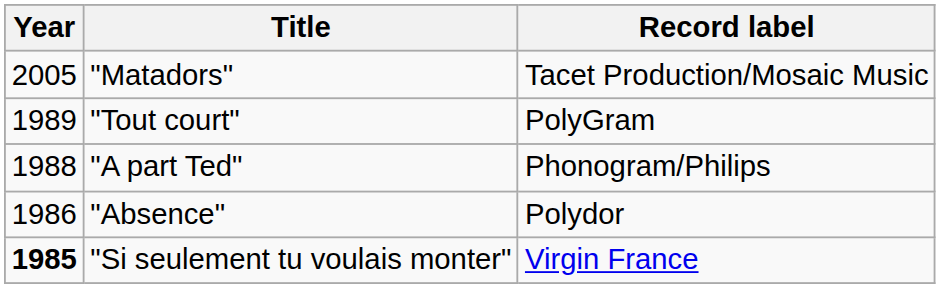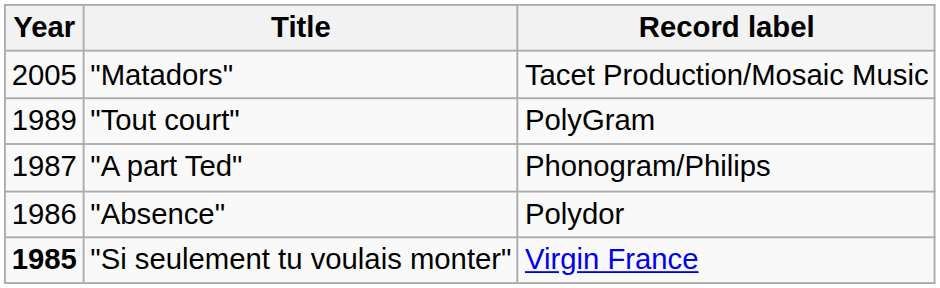(44, 167) 1988 -> (44, 167) 1987
